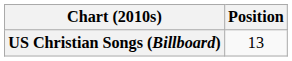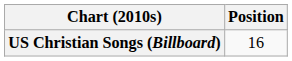(256, 42) 13 -> (256, 42) 16
